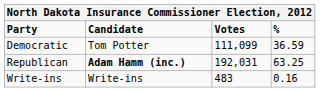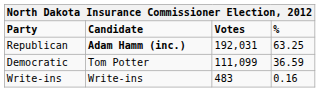rows swapped: (37, 62) <-> (37, 46)
